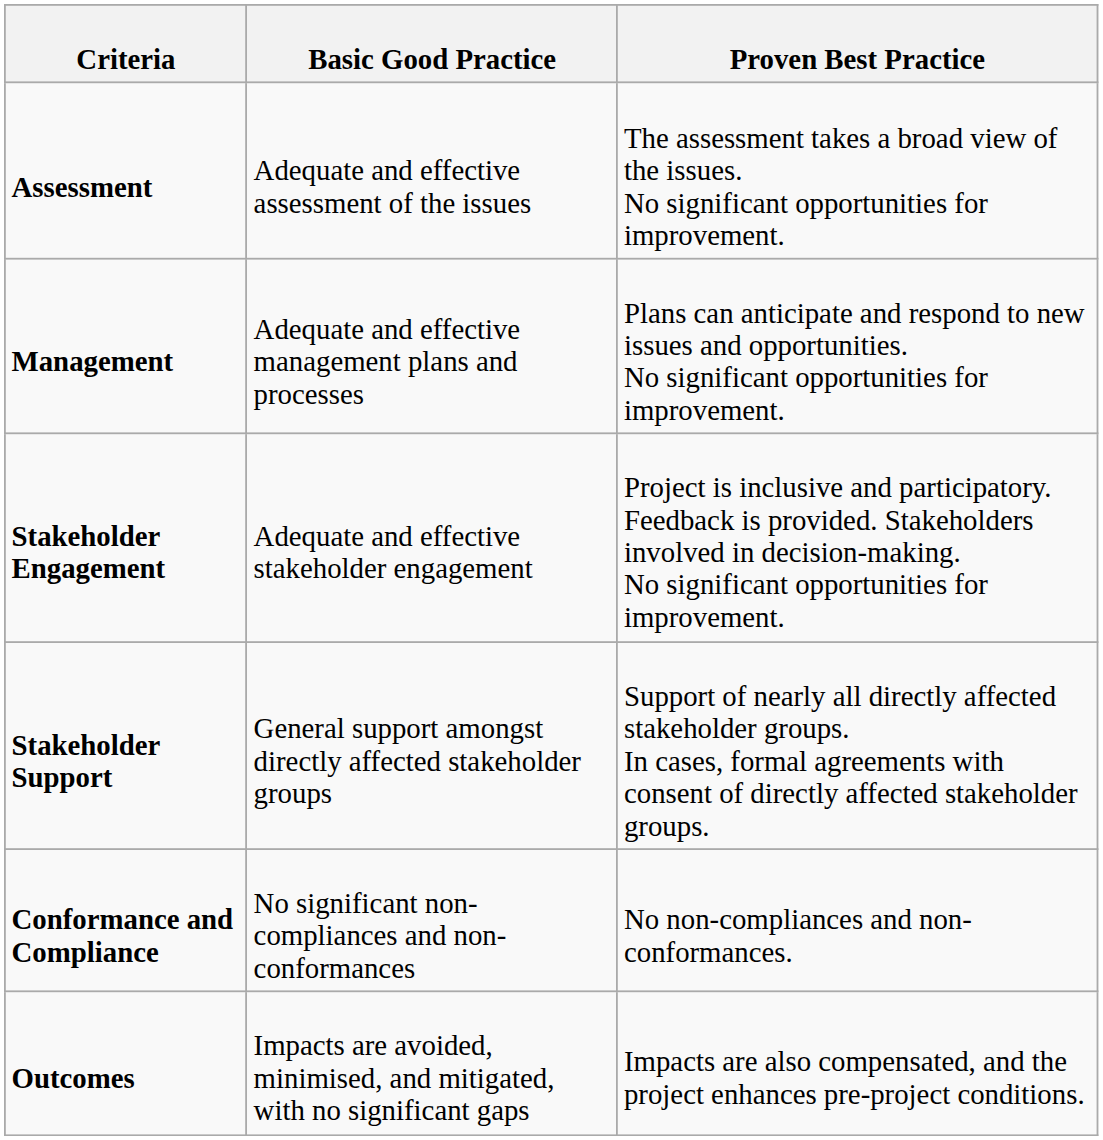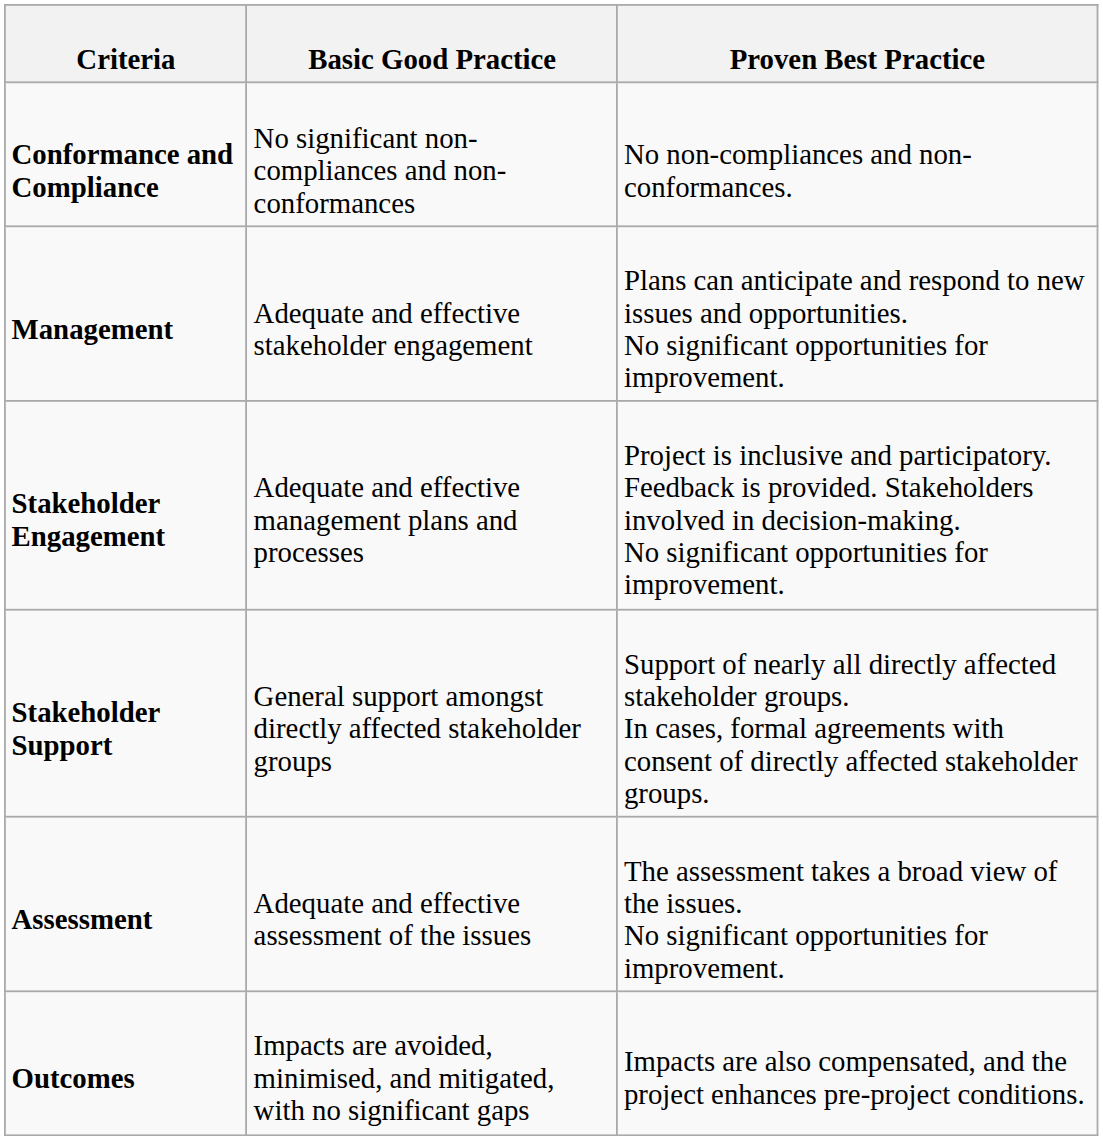rows swapped: (82, 186) <-> (122, 936)
(387, 361) Adequate and effective management plans and processes -> (393, 329) Adequate and effective stakeholder engagement
(393, 553) Adequate and effective stakeholder engagement -> (387, 520) Adequate and effective management plans and processes
